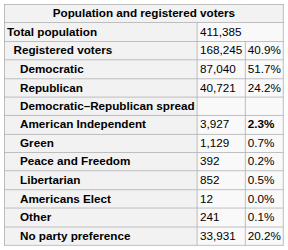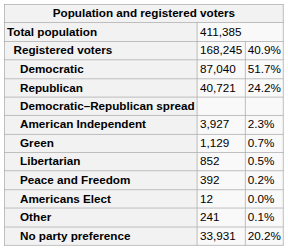(261, 124) bold -> (261, 124) normal
rows swapped: (44, 180) <-> (69, 161)
